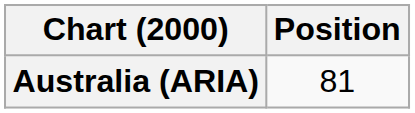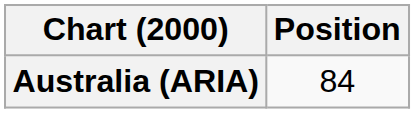(337, 81) 81 -> (337, 81) 84
